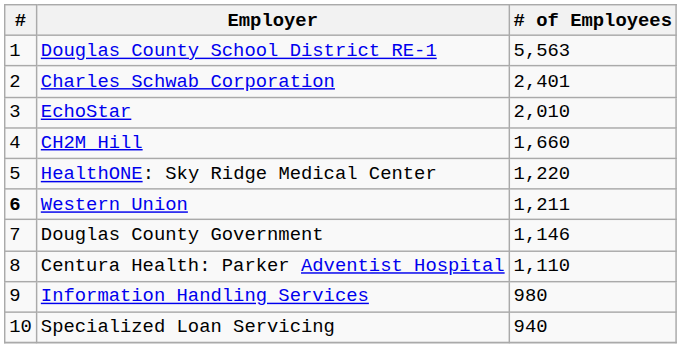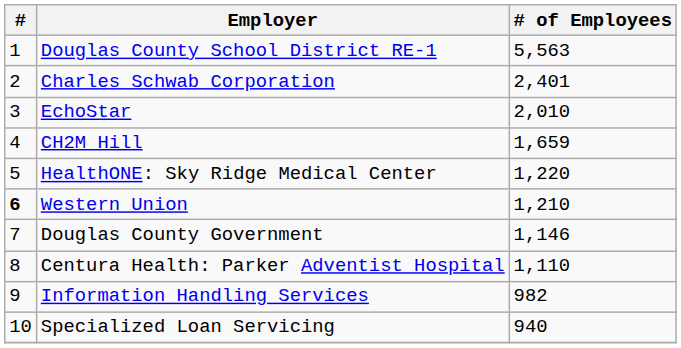(542, 143) 1,660 -> (542, 143) 1,659
(542, 204) 1,211 -> (542, 204) 1,210
(531, 297) 980 -> (531, 297) 982
